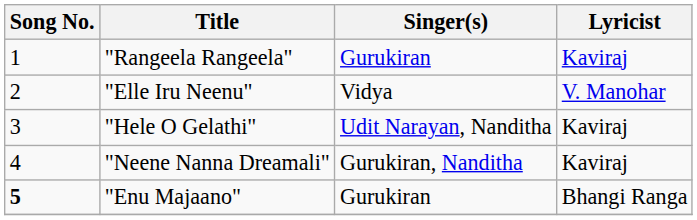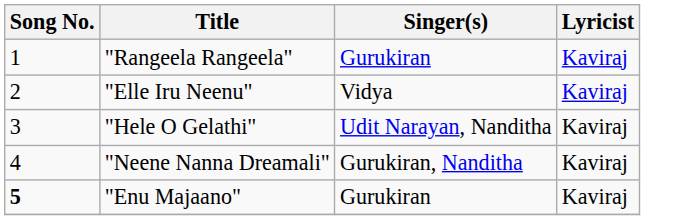(614, 92) V. Manohar -> (595, 92) Kaviraj
(625, 197) Bhangi Ranga -> (595, 197) Kaviraj
